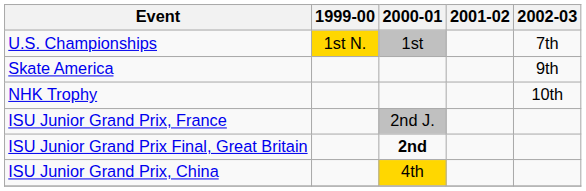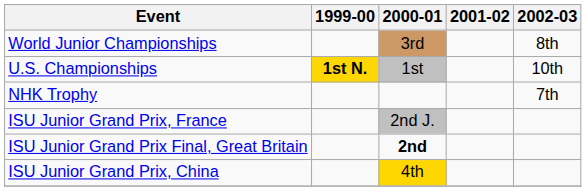+ row: (112, 43)
(345, 43) normal -> (345, 69) bold
(547, 43) 7th -> (547, 69) 10th
- row: (61, 69)
(547, 95) 10th -> (547, 95) 7th
